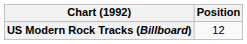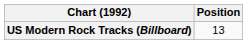(218, 30) 12 -> (218, 30) 13
